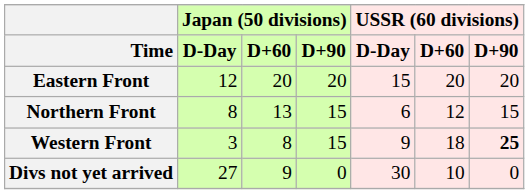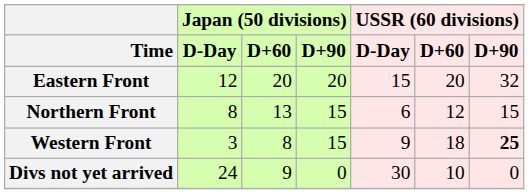(509, 81) 20 -> (509, 81) 32
(228, 173) 27 -> (228, 173) 24
